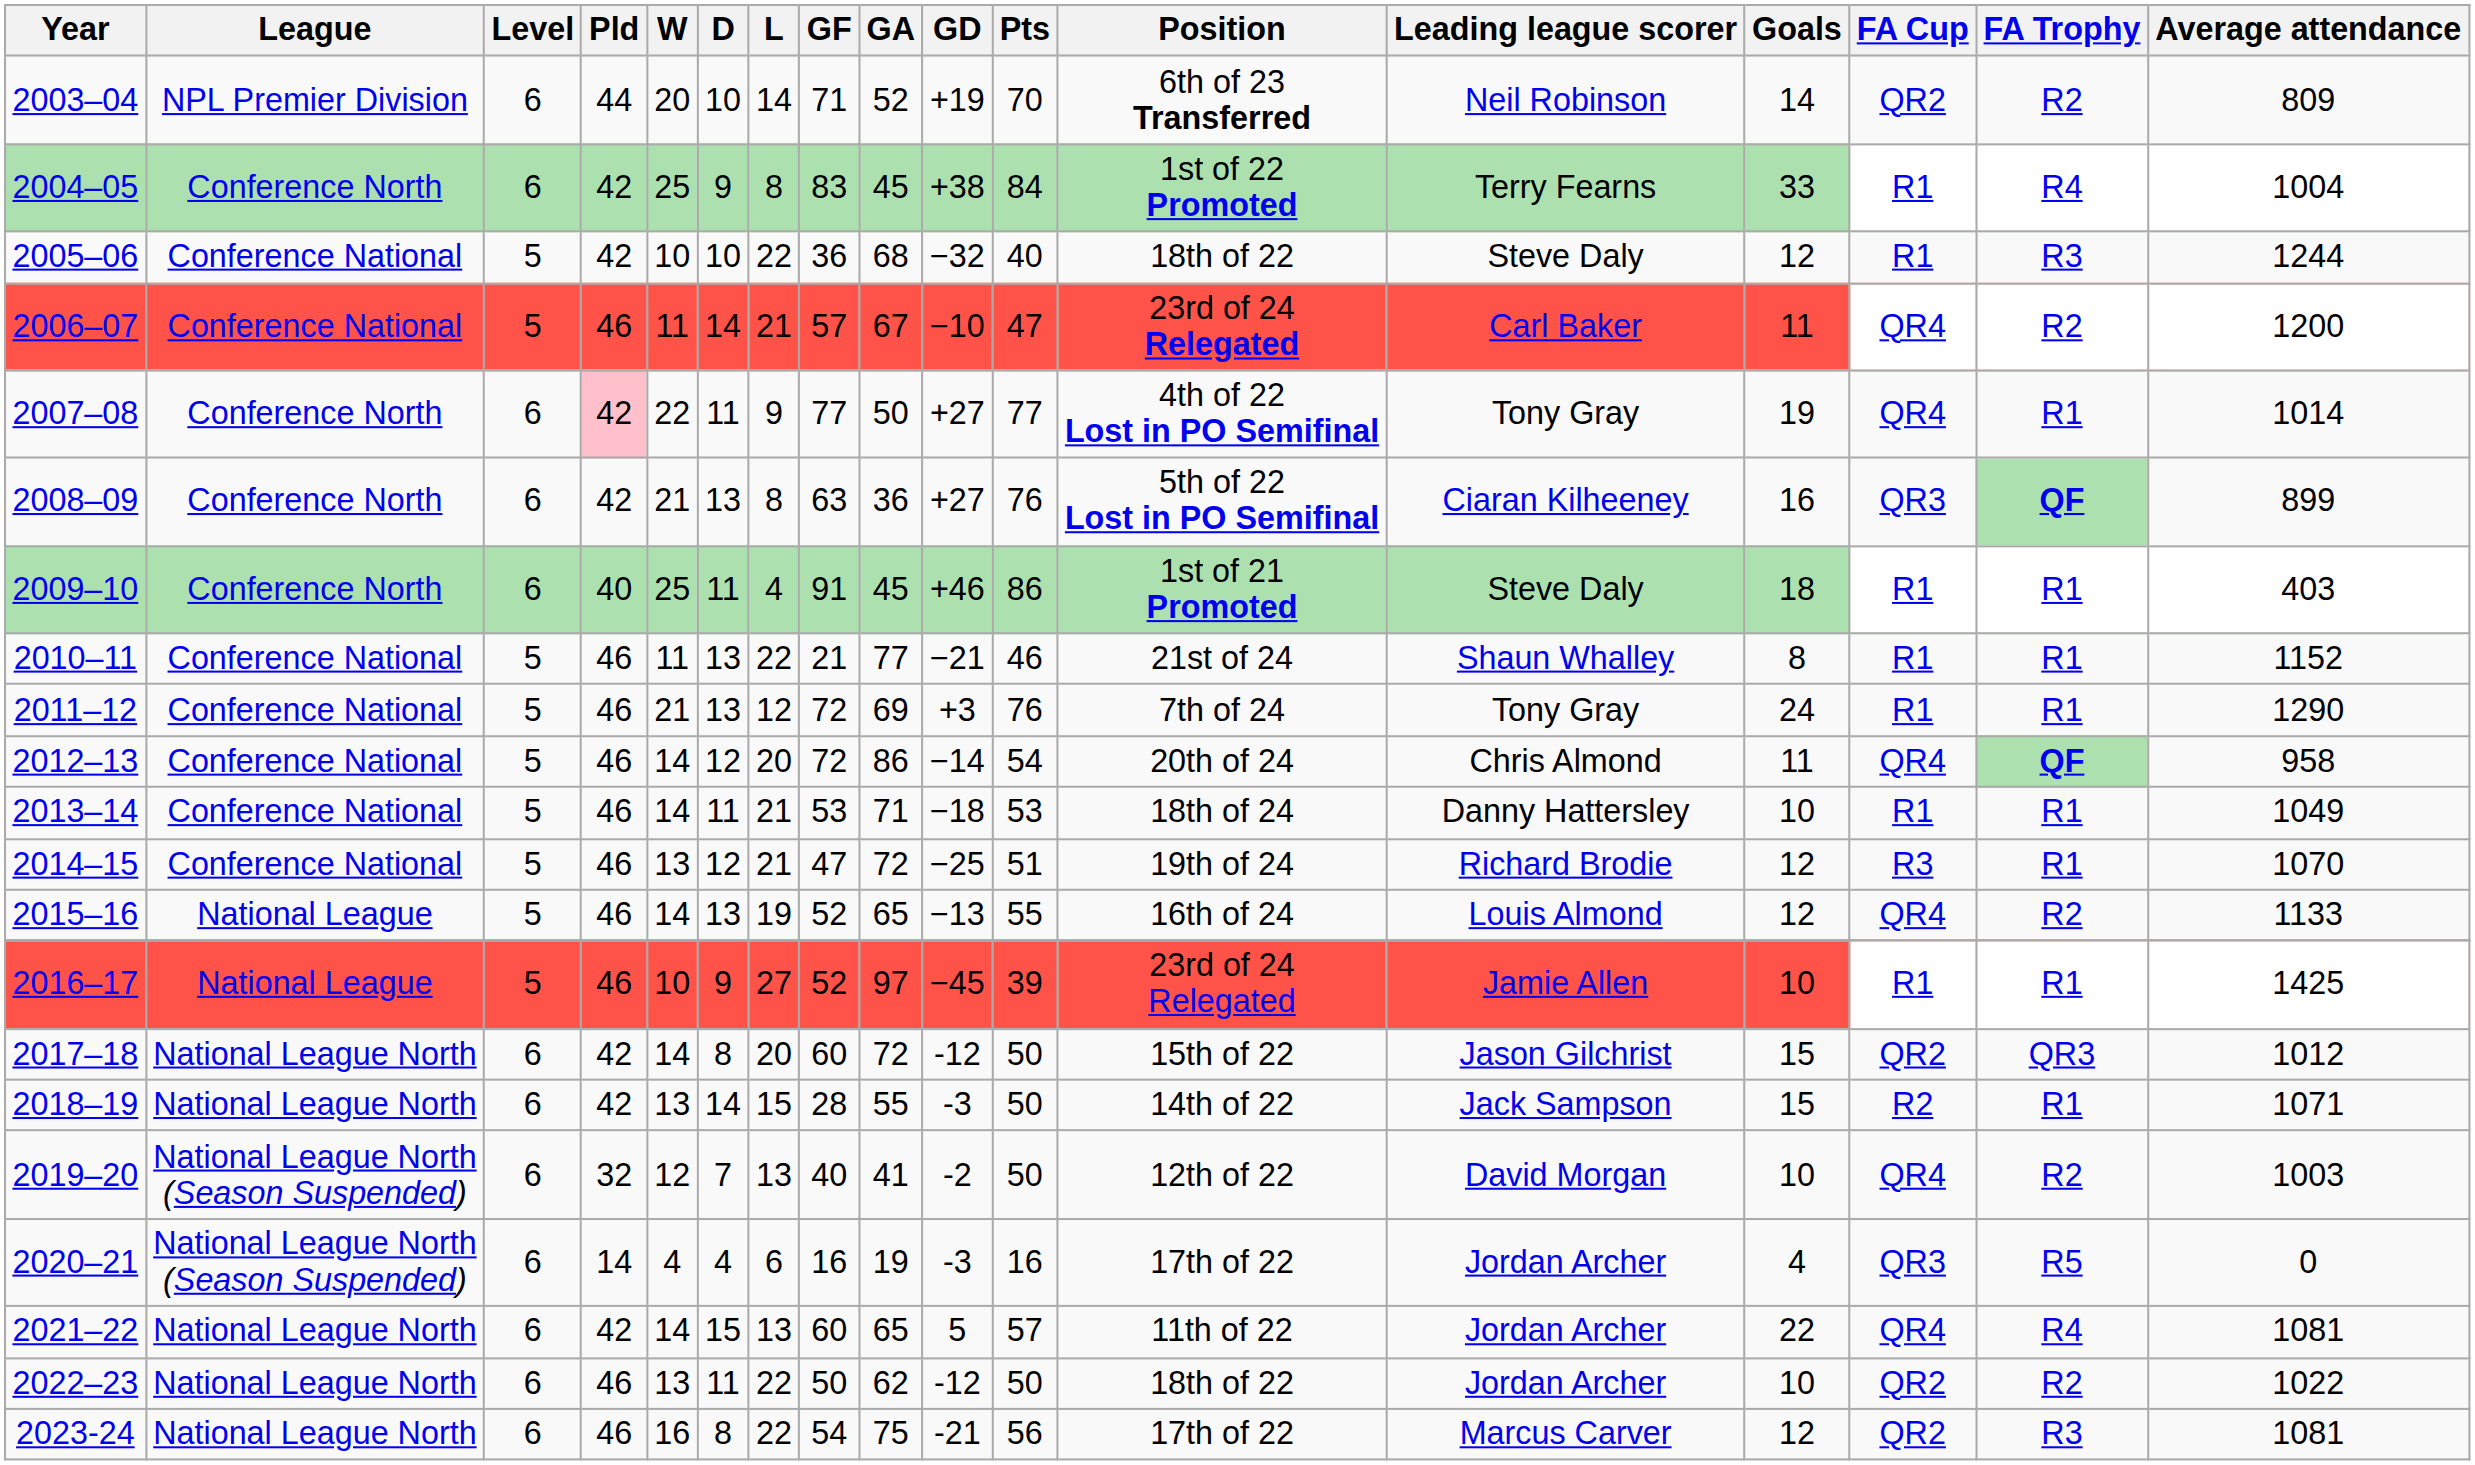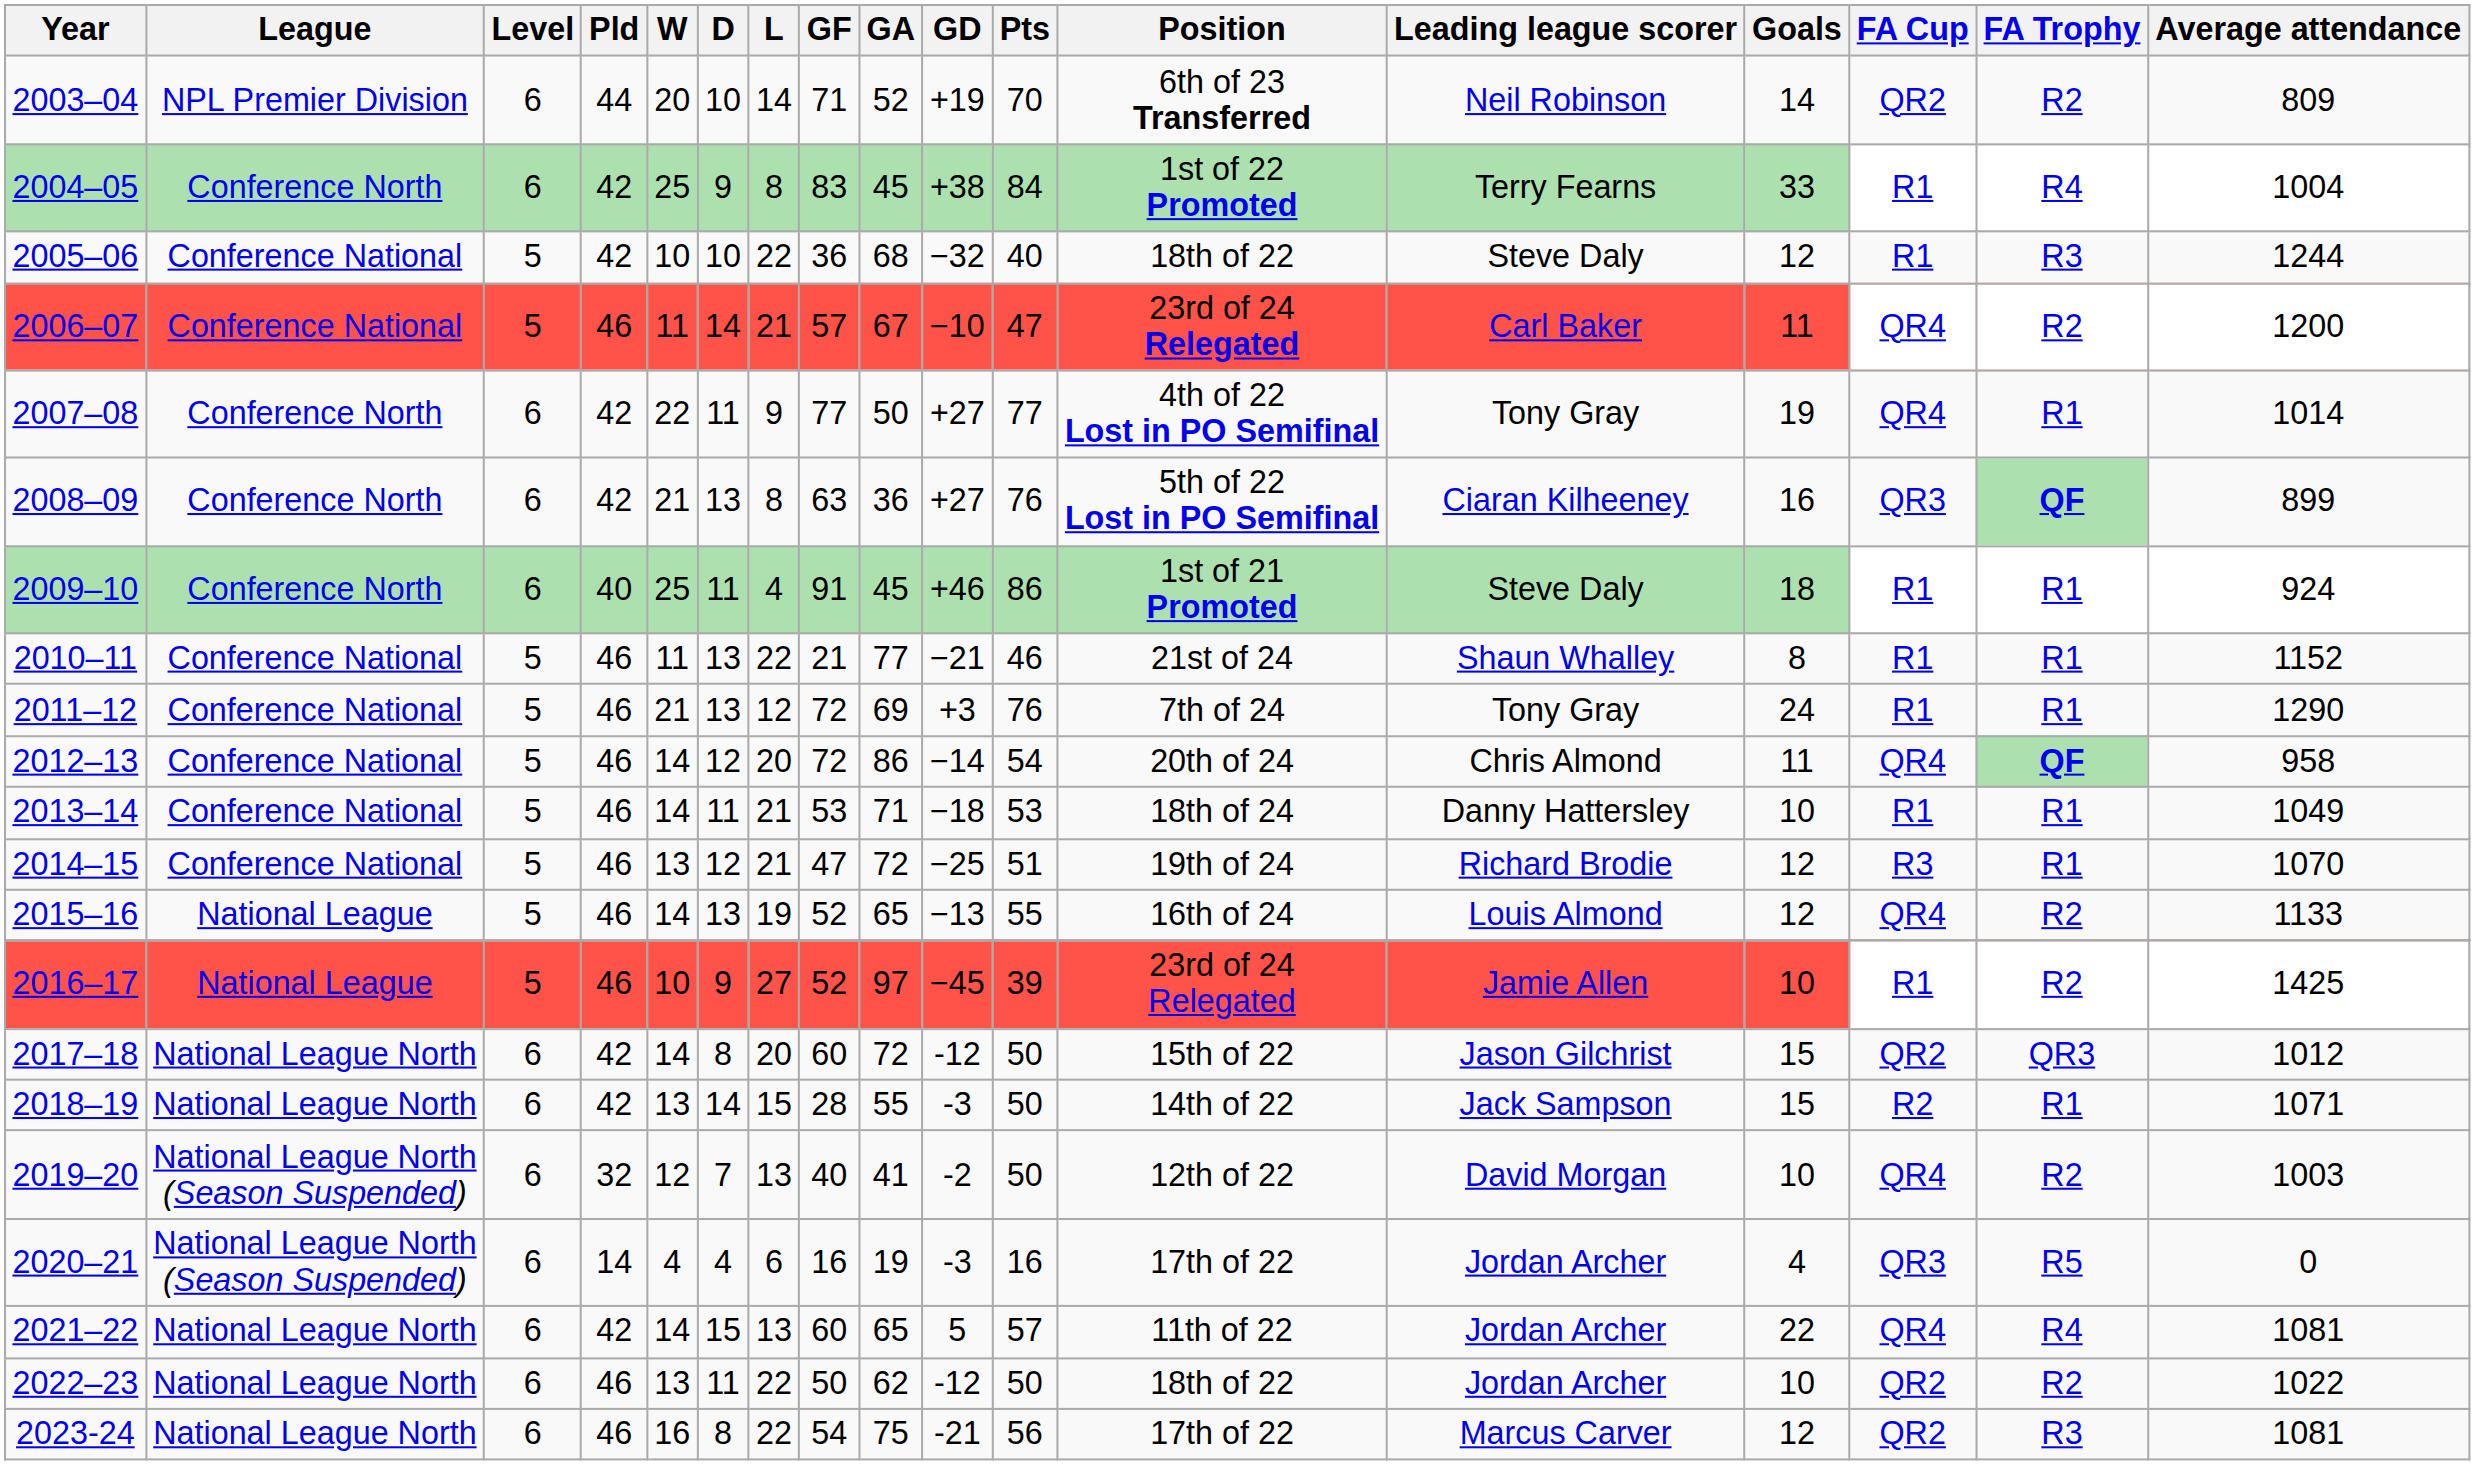(614, 413) pink background -> (614, 413) no background
(2308, 588) 403 -> (2308, 588) 924
(2062, 984) R1 -> (2062, 984) R2
